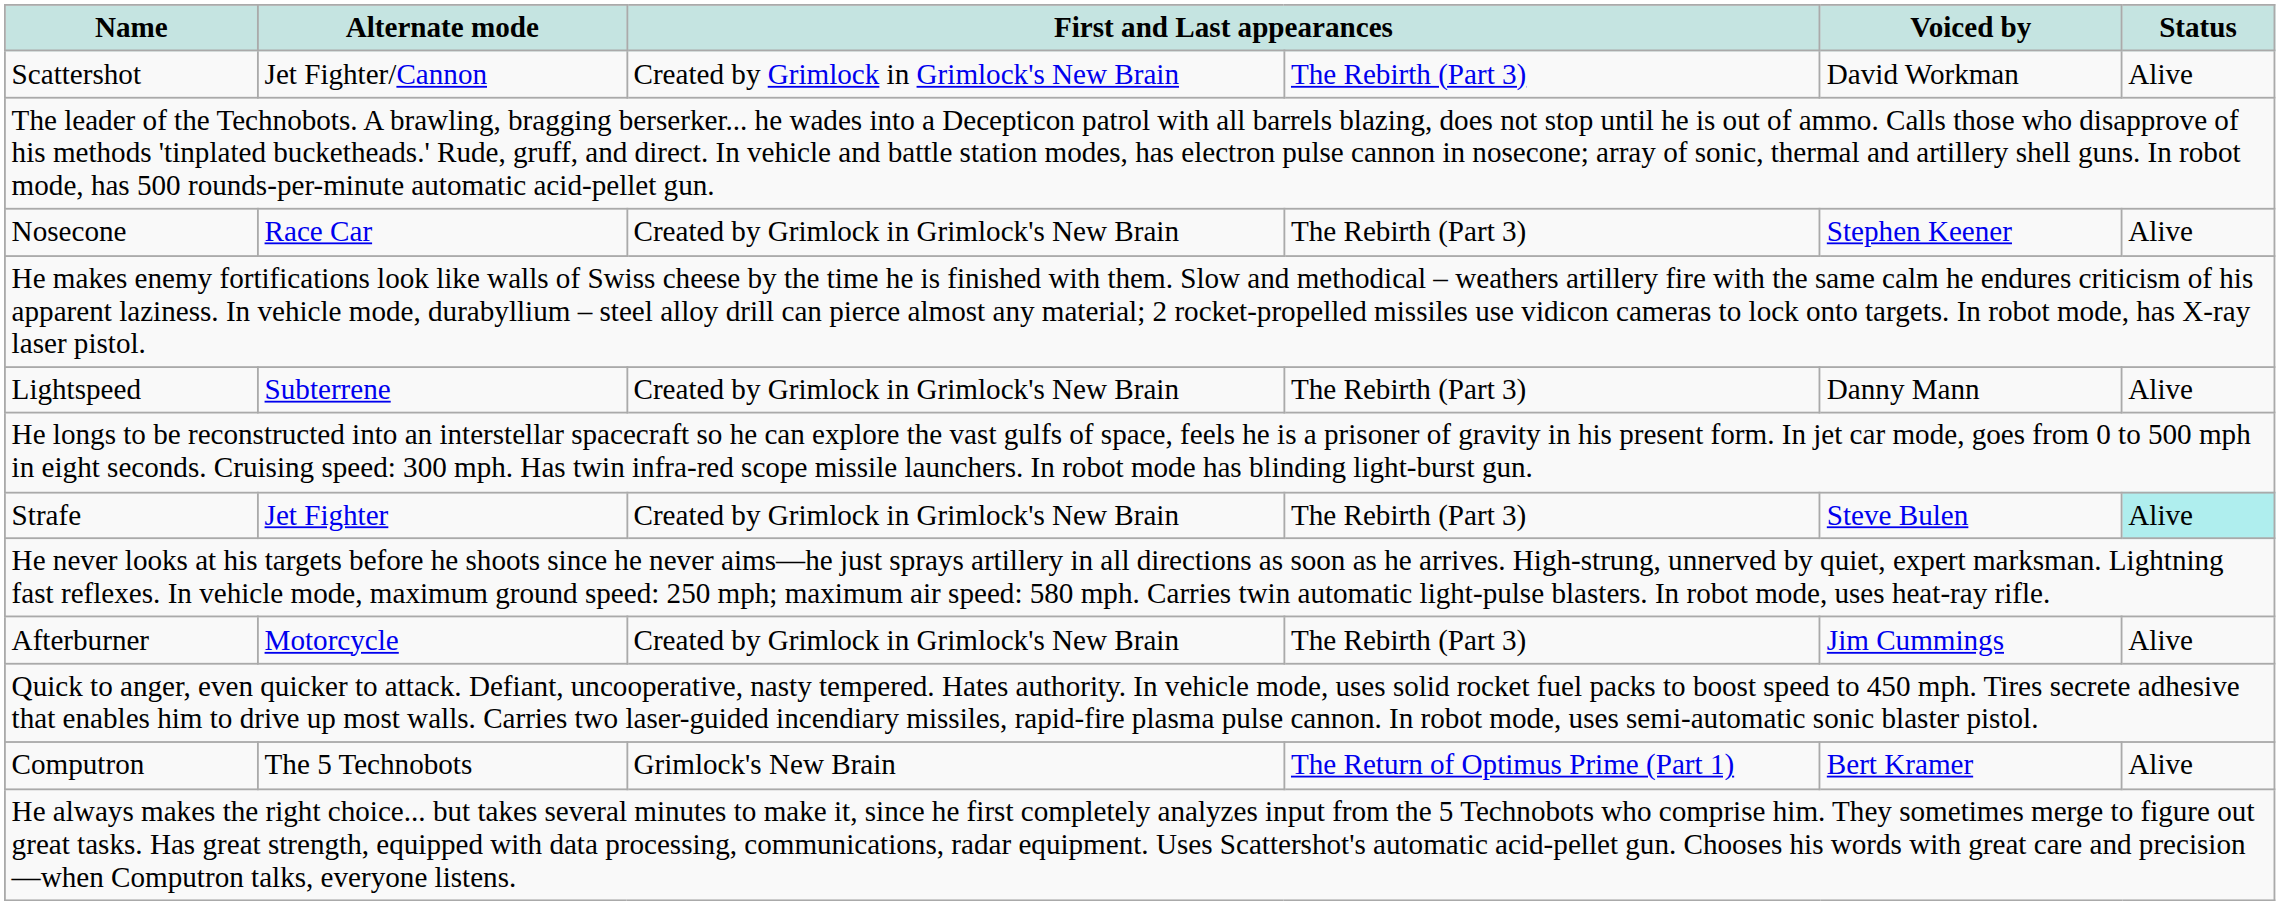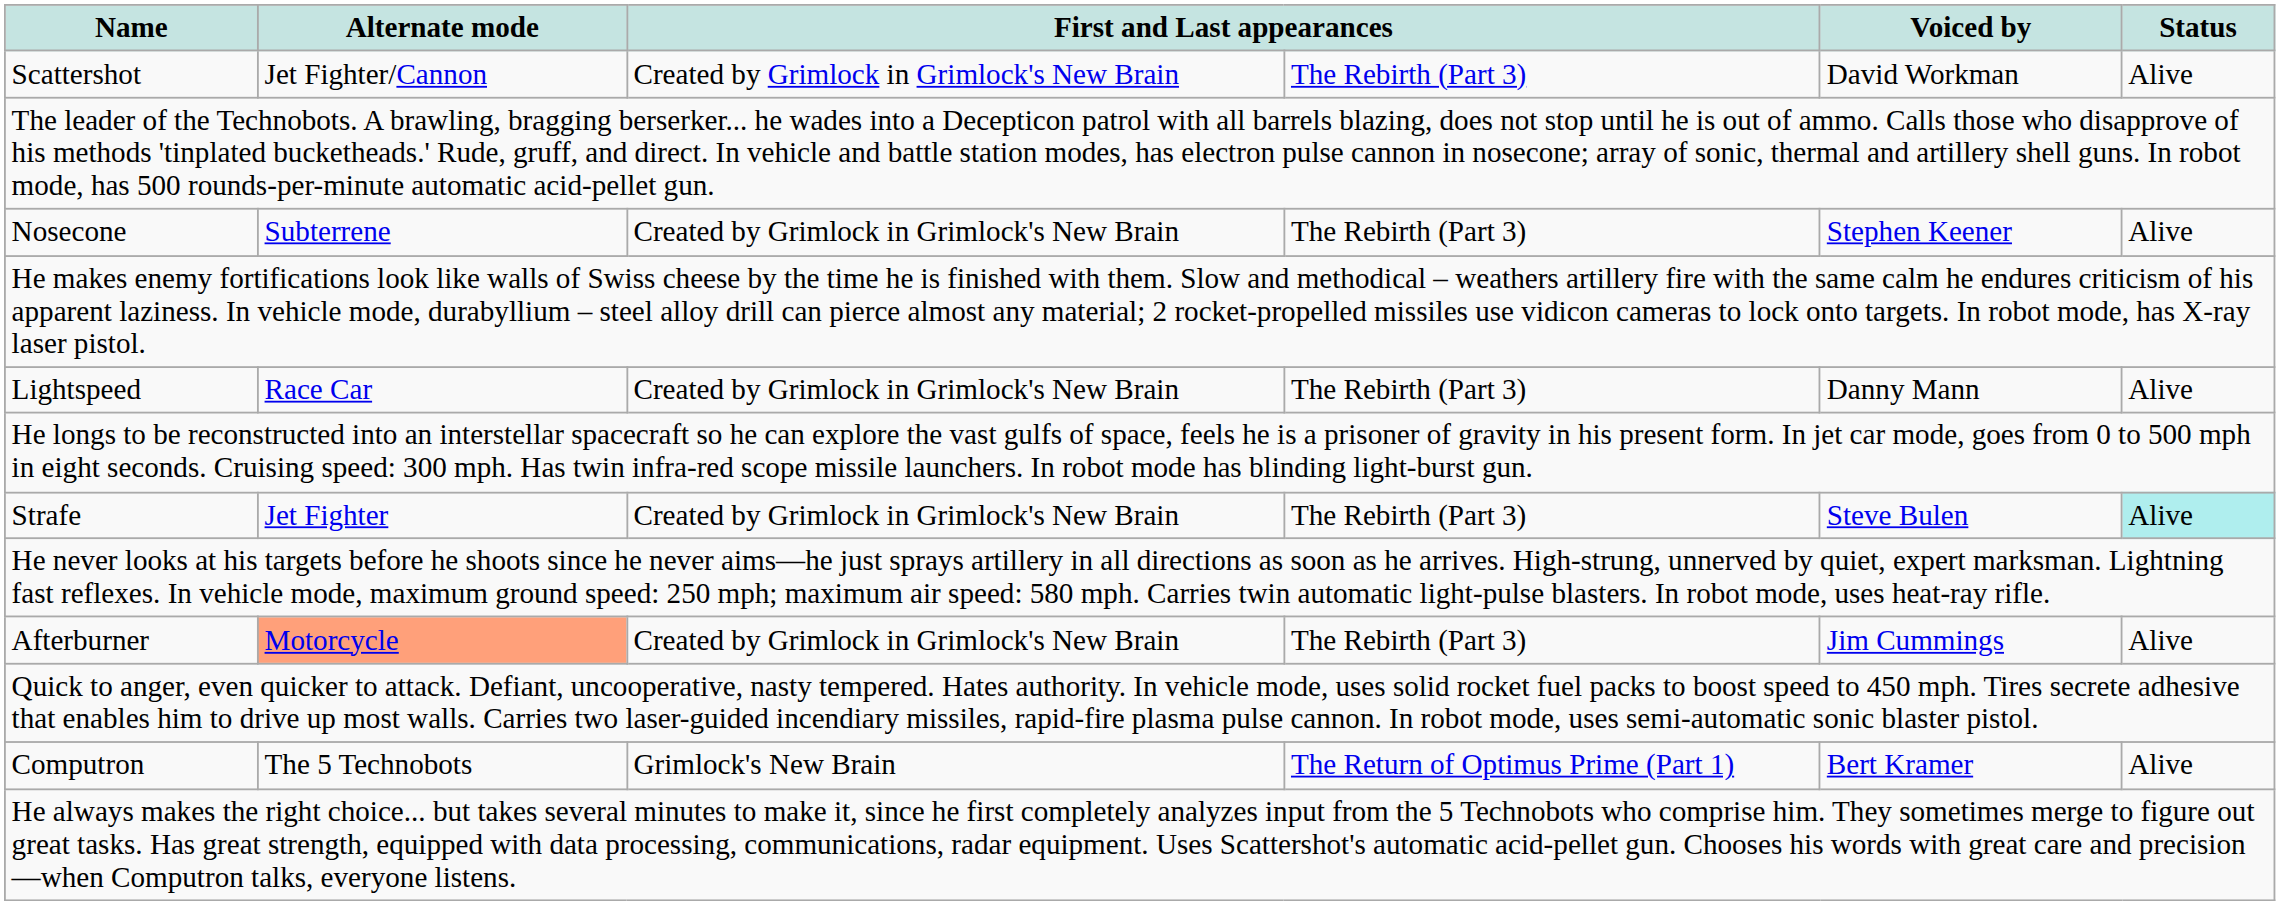(318, 231) Race Car -> (328, 231) Subterrene
(328, 389) Subterrene -> (318, 389) Race Car
(332, 639) no background -> (332, 639) lightsalmon background
